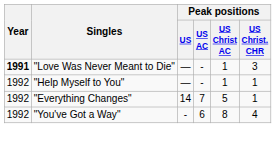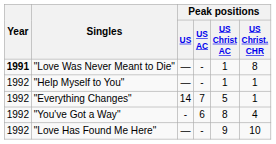(255, 67) 3 -> (255, 67) 8
+ row: (95, 131)
